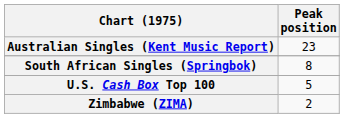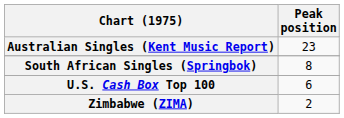(309, 85) 5 -> (309, 85) 6
